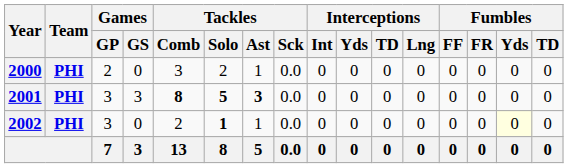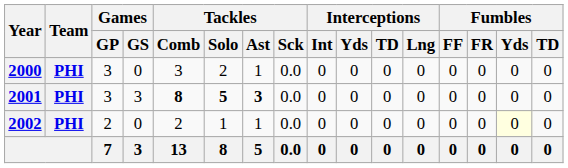(108, 70) 2 -> (108, 70) 3
(108, 123) 3 -> (108, 123) 2
(223, 123) bold -> (223, 123) normal
